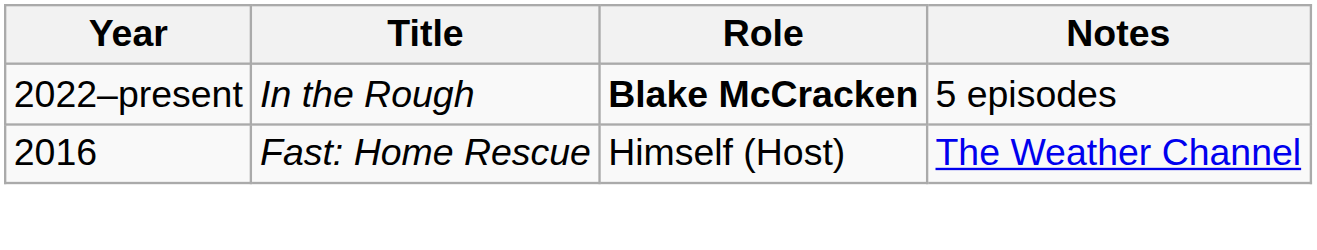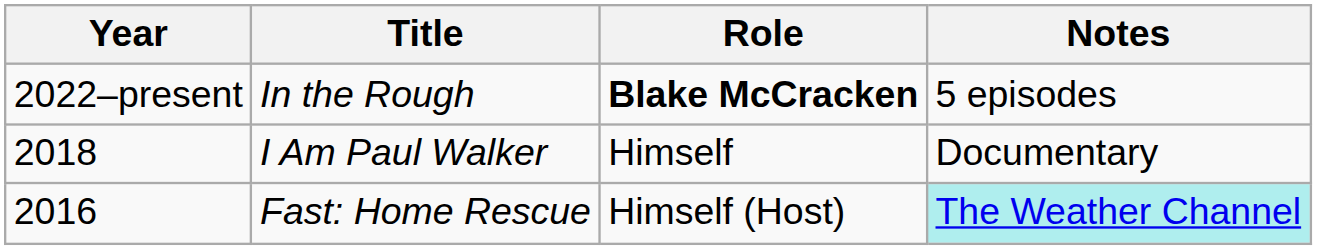+ row: (404, 152)
(1118, 152) no background -> (1118, 212) paleturquoise background
